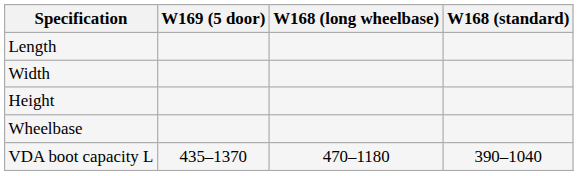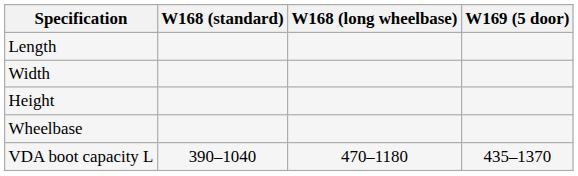columns swapped: (213, 17) <-> (508, 17)
